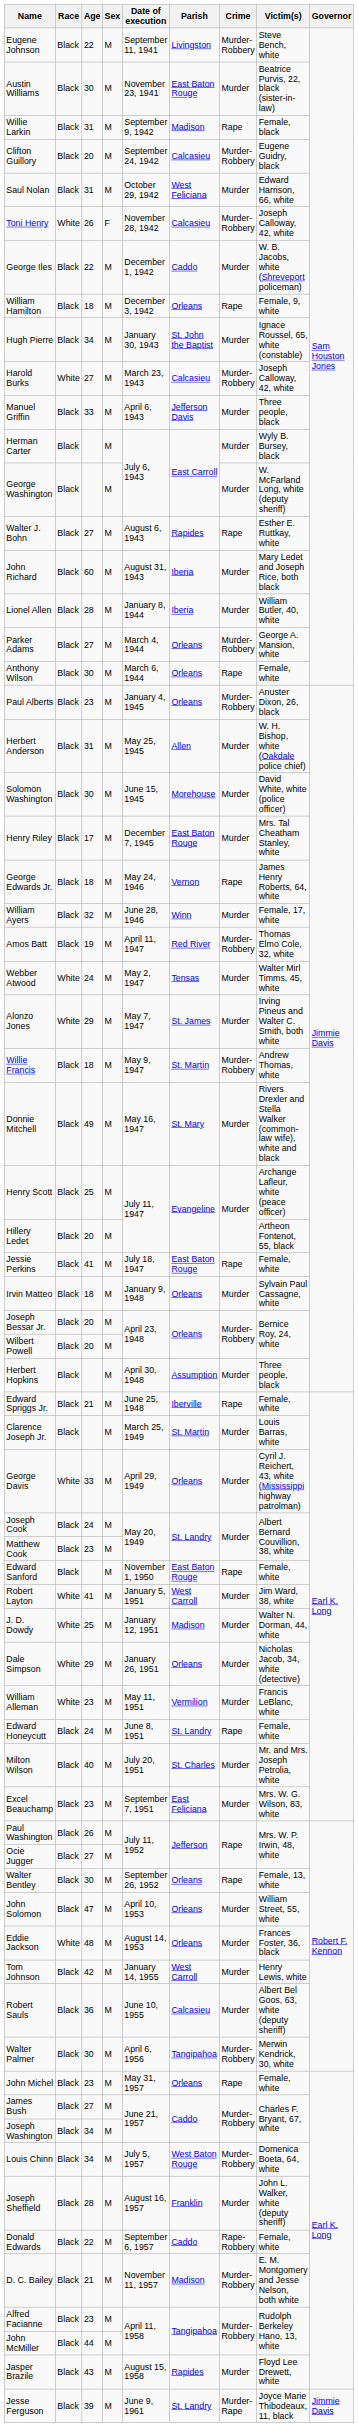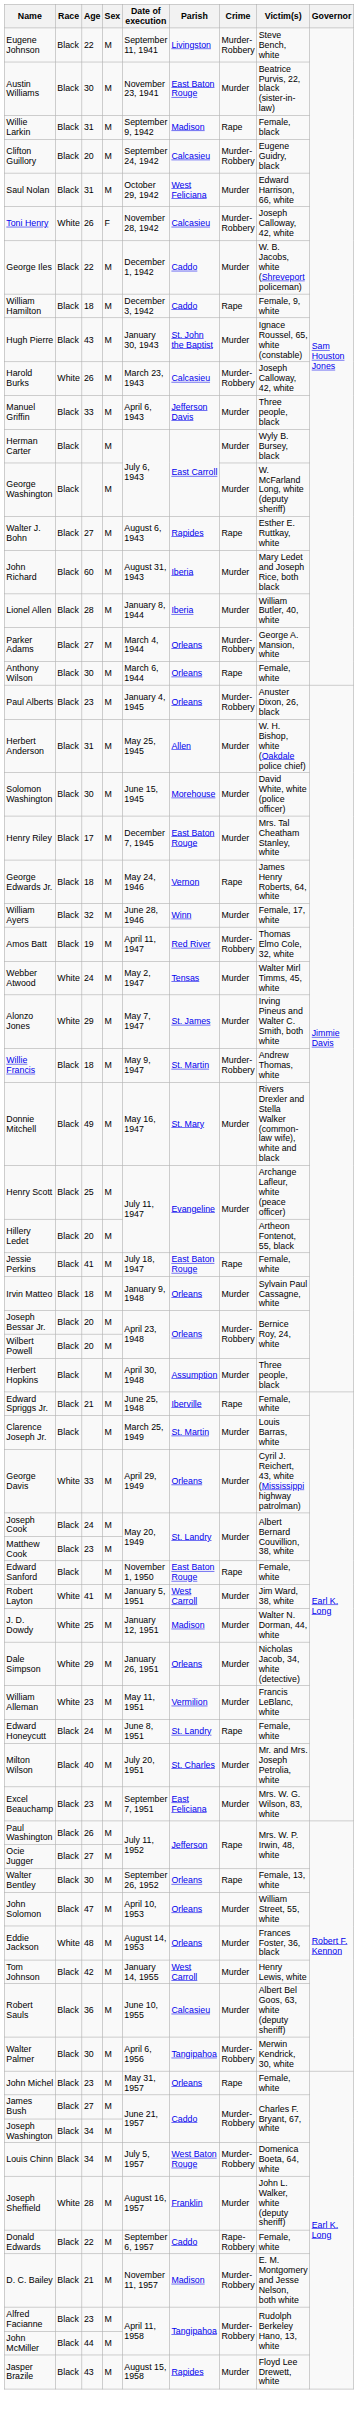(187, 306) Orleans -> (184, 306) Caddo
(89, 340) 34 -> (89, 340) 43
(89, 378) 27 -> (89, 378) 26
(68, 2203) Black -> (69, 2203) White
- row: (25, 2405)
